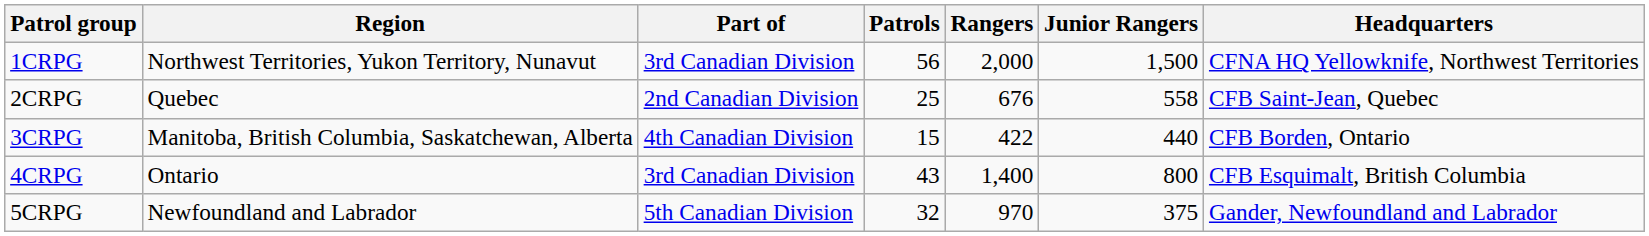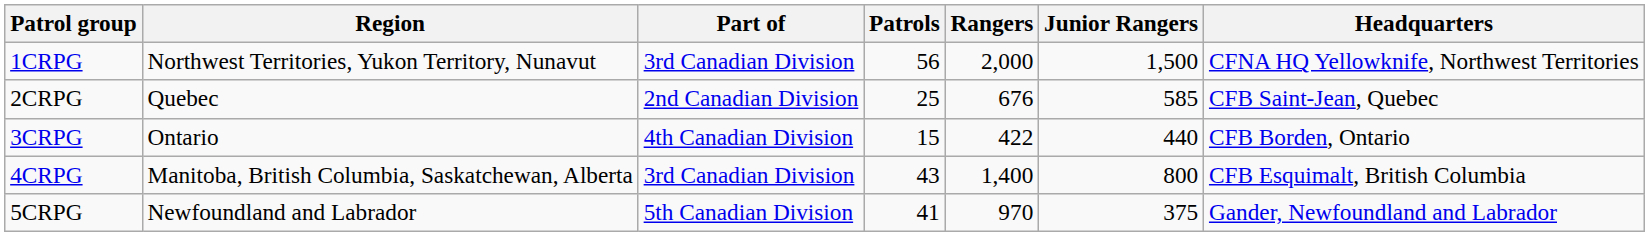(1181, 98) 558 -> (1181, 98) 585
(390, 136) Manitoba, British Columbia, Saskatchewan, Alberta -> (183, 136) Ontario
(183, 174) Ontario -> (390, 174) Manitoba, British Columbia, Saskatchewan, Alberta
(928, 211) 32 -> (928, 211) 41
